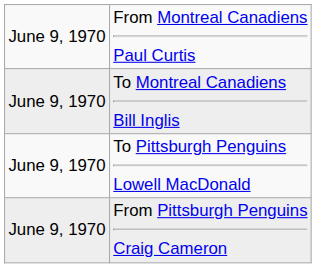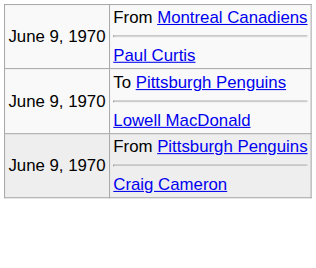- row: (210, 101)
